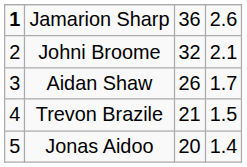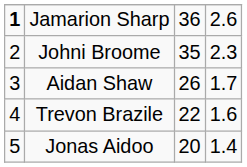(190, 51) 32 -> (190, 51) 35
(224, 51) 2.1 -> (224, 51) 2.3
(190, 114) 21 -> (190, 114) 22
(224, 114) 1.5 -> (224, 114) 1.6
